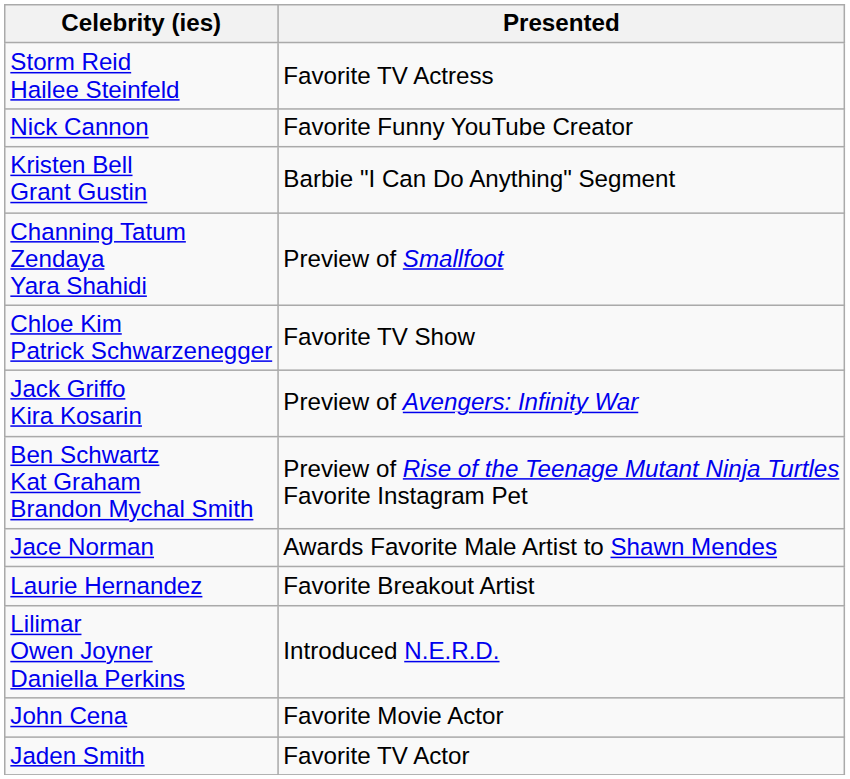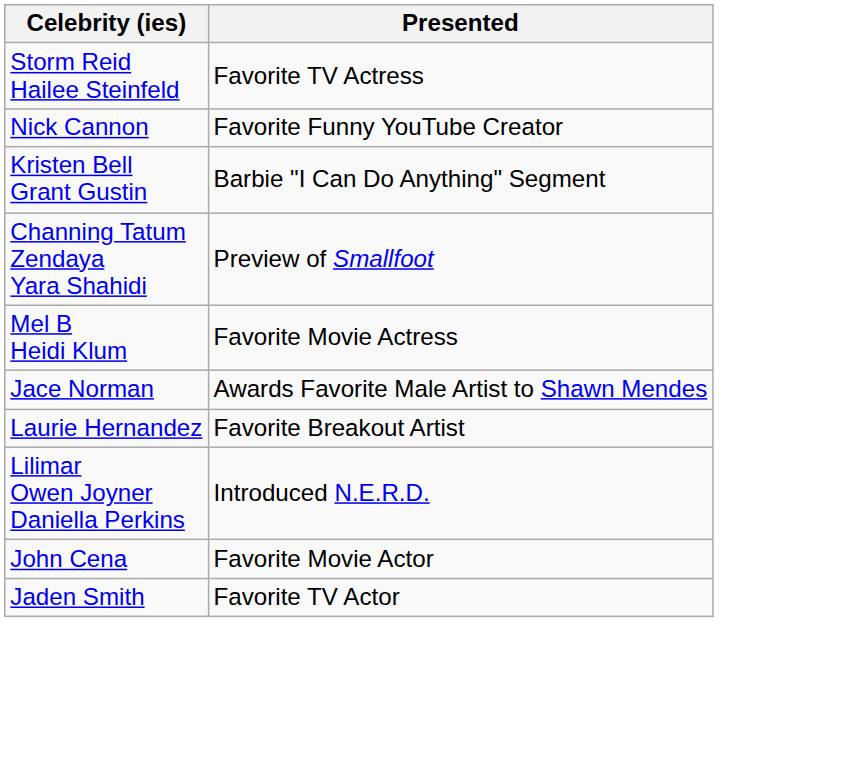- row: (141, 337)
- row: (76, 403)
+ row: (69, 337)
- row: (132, 482)
